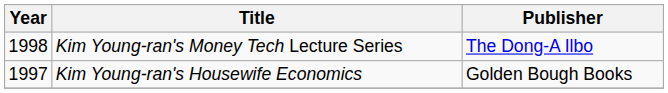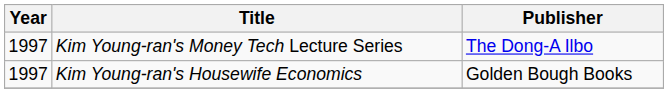(28, 46) 1998 -> (28, 46) 1997
